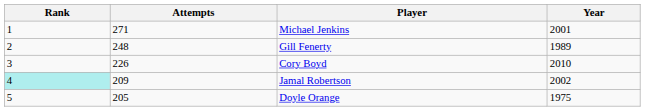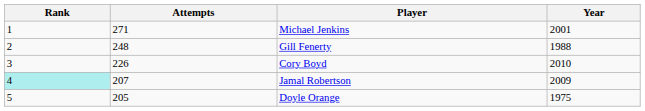(561, 47) 1989 -> (561, 47) 1988
(121, 81) 209 -> (121, 81) 207
(561, 81) 2002 -> (561, 81) 2009
